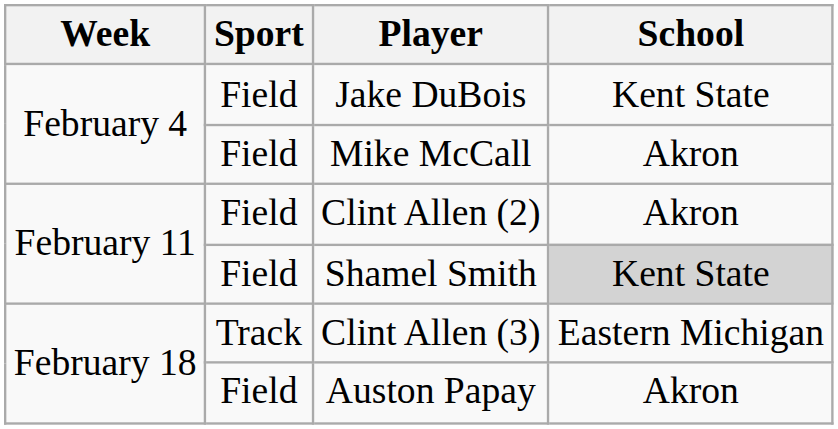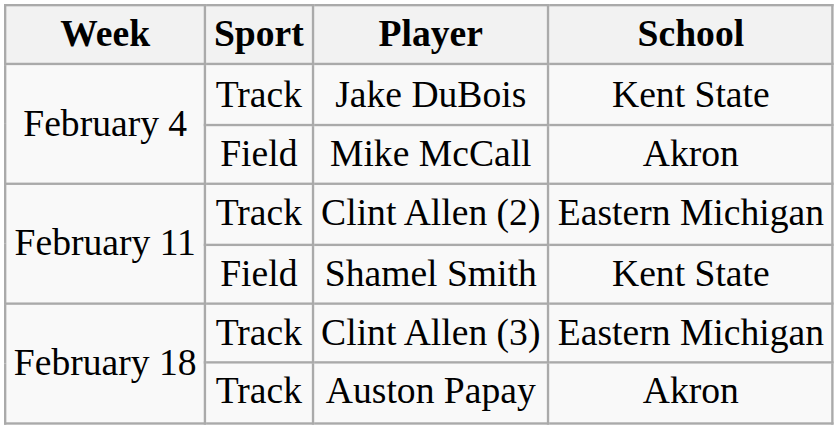(259, 93) Field -> (259, 93) Track
(259, 213) Field -> (259, 213) Track
(691, 213) Akron -> (691, 213) Eastern Michigan
(691, 272) lightgrey background -> (691, 272) no background
(259, 392) Field -> (259, 392) Track
